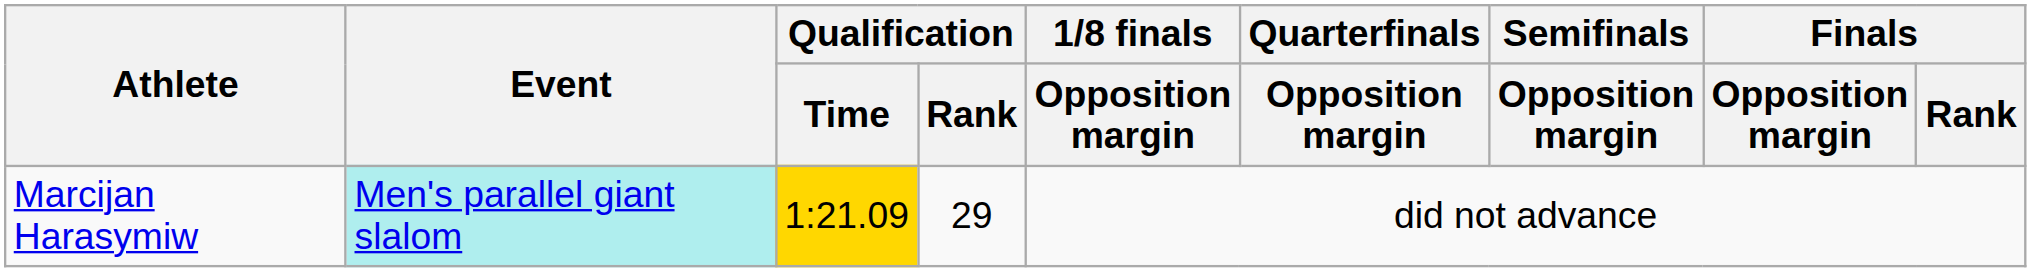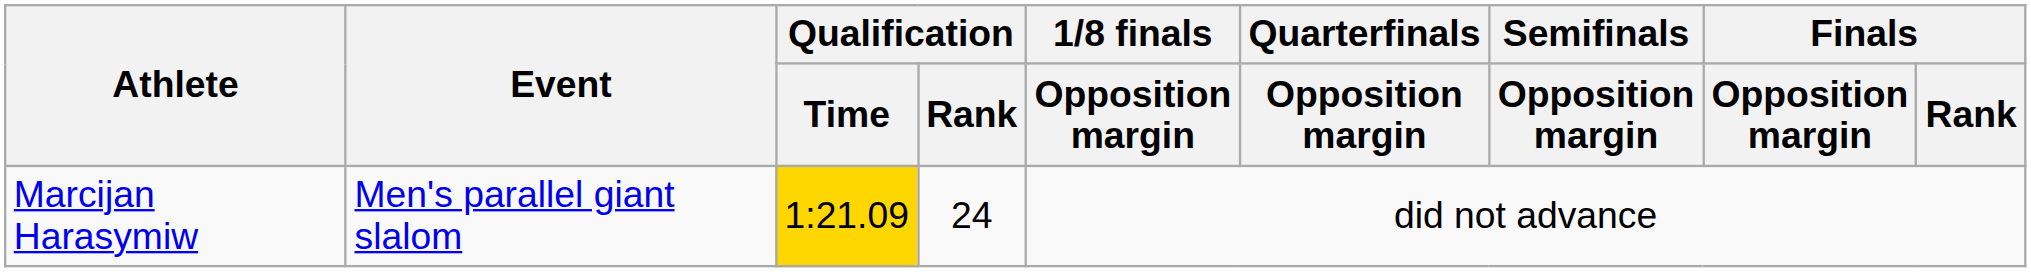(515, 215) paleturquoise background -> (515, 215) no background
(972, 215) 29 -> (972, 215) 24
